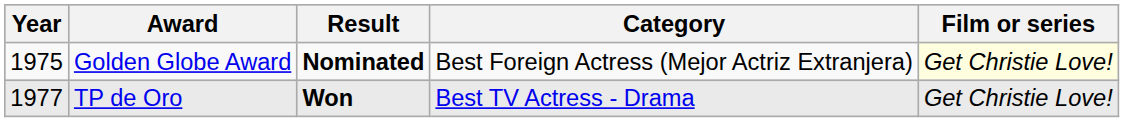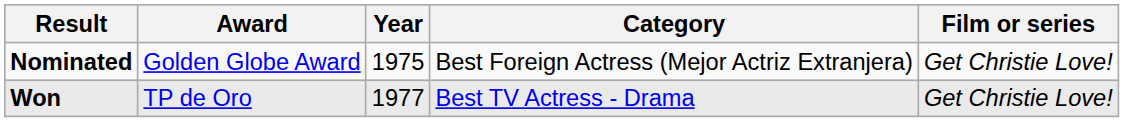columns swapped: (37, 24) <-> (363, 24)
(1018, 61) lightyellow background -> (1018, 61) no background
